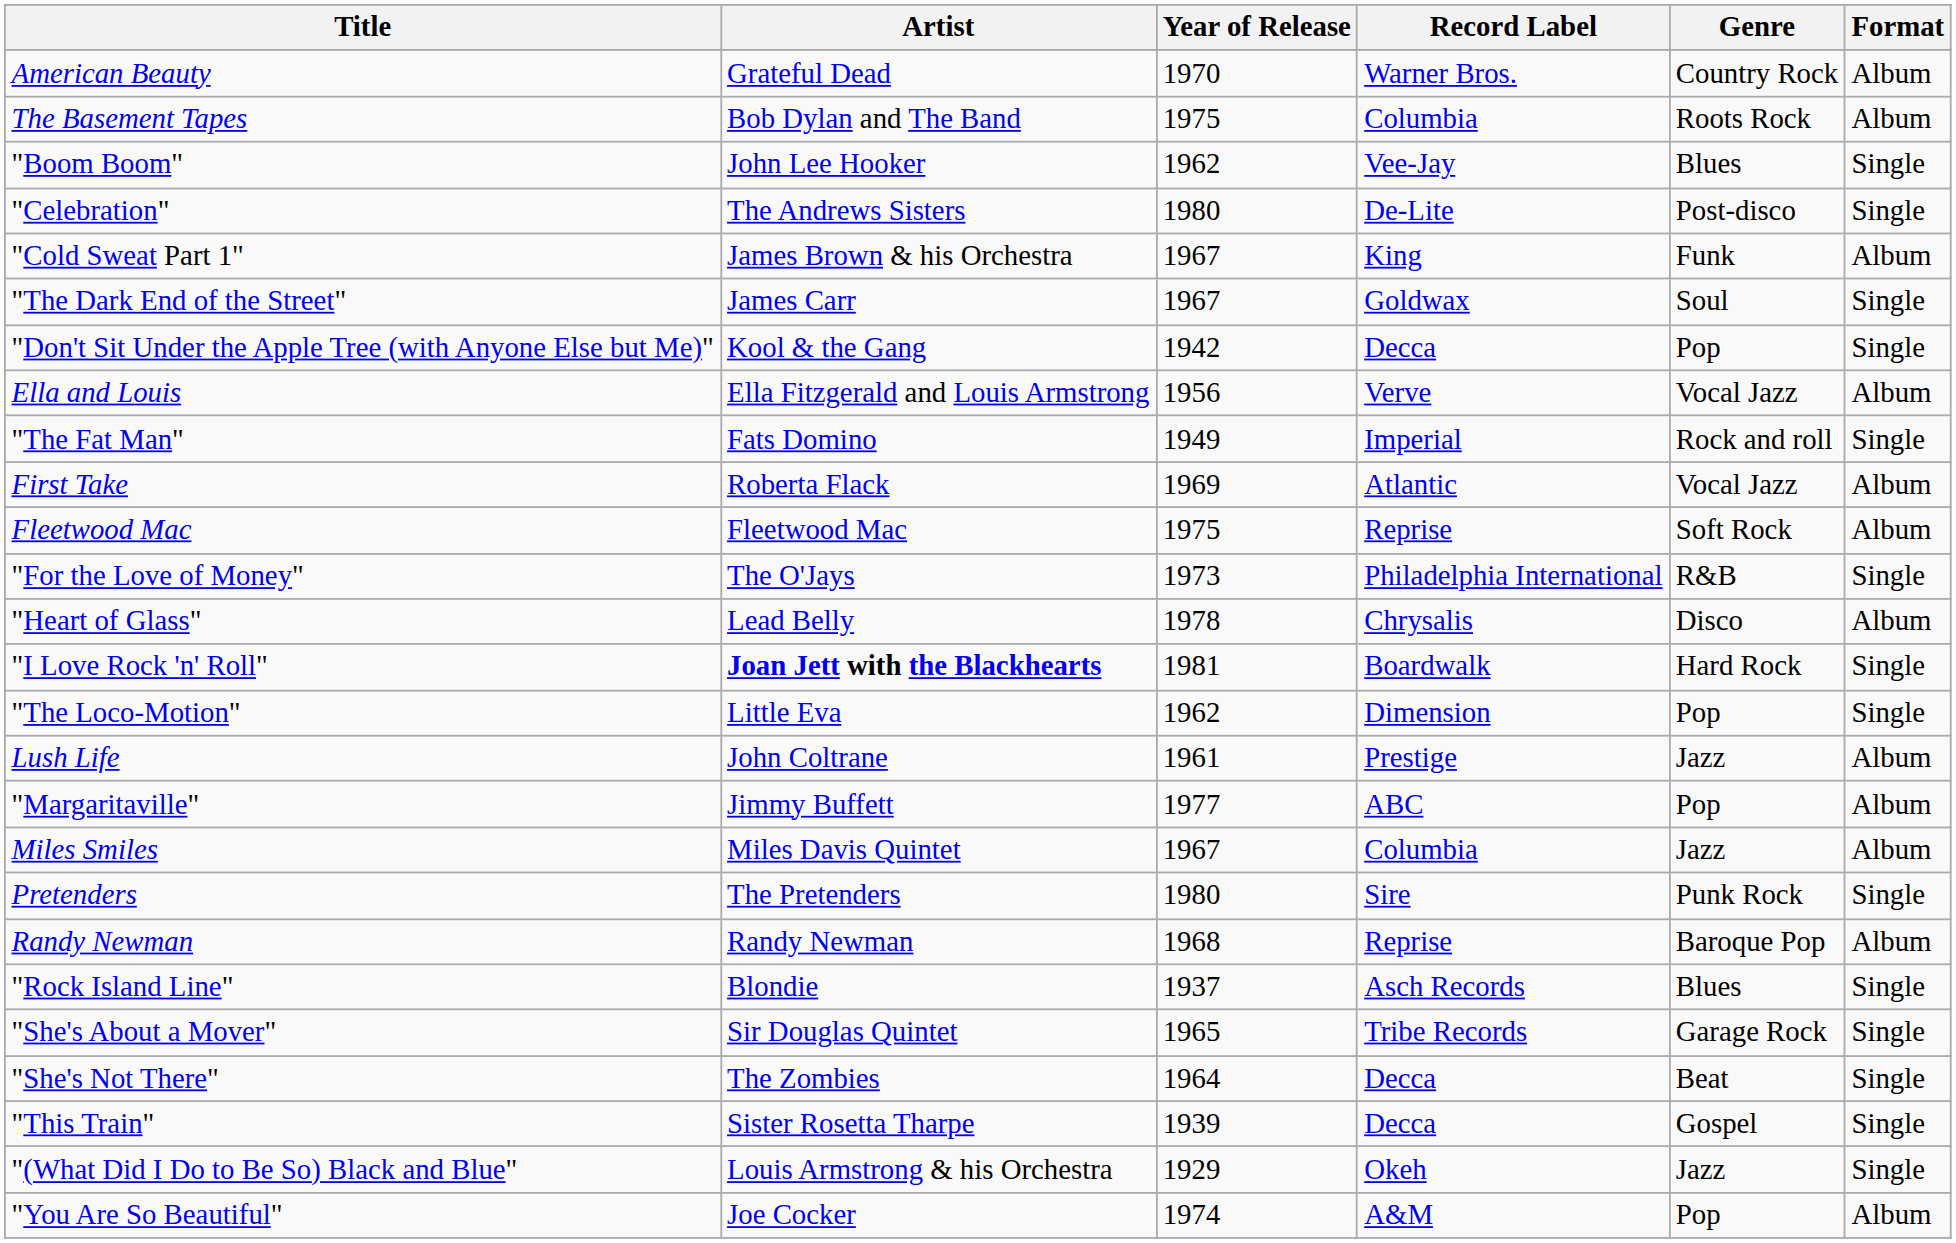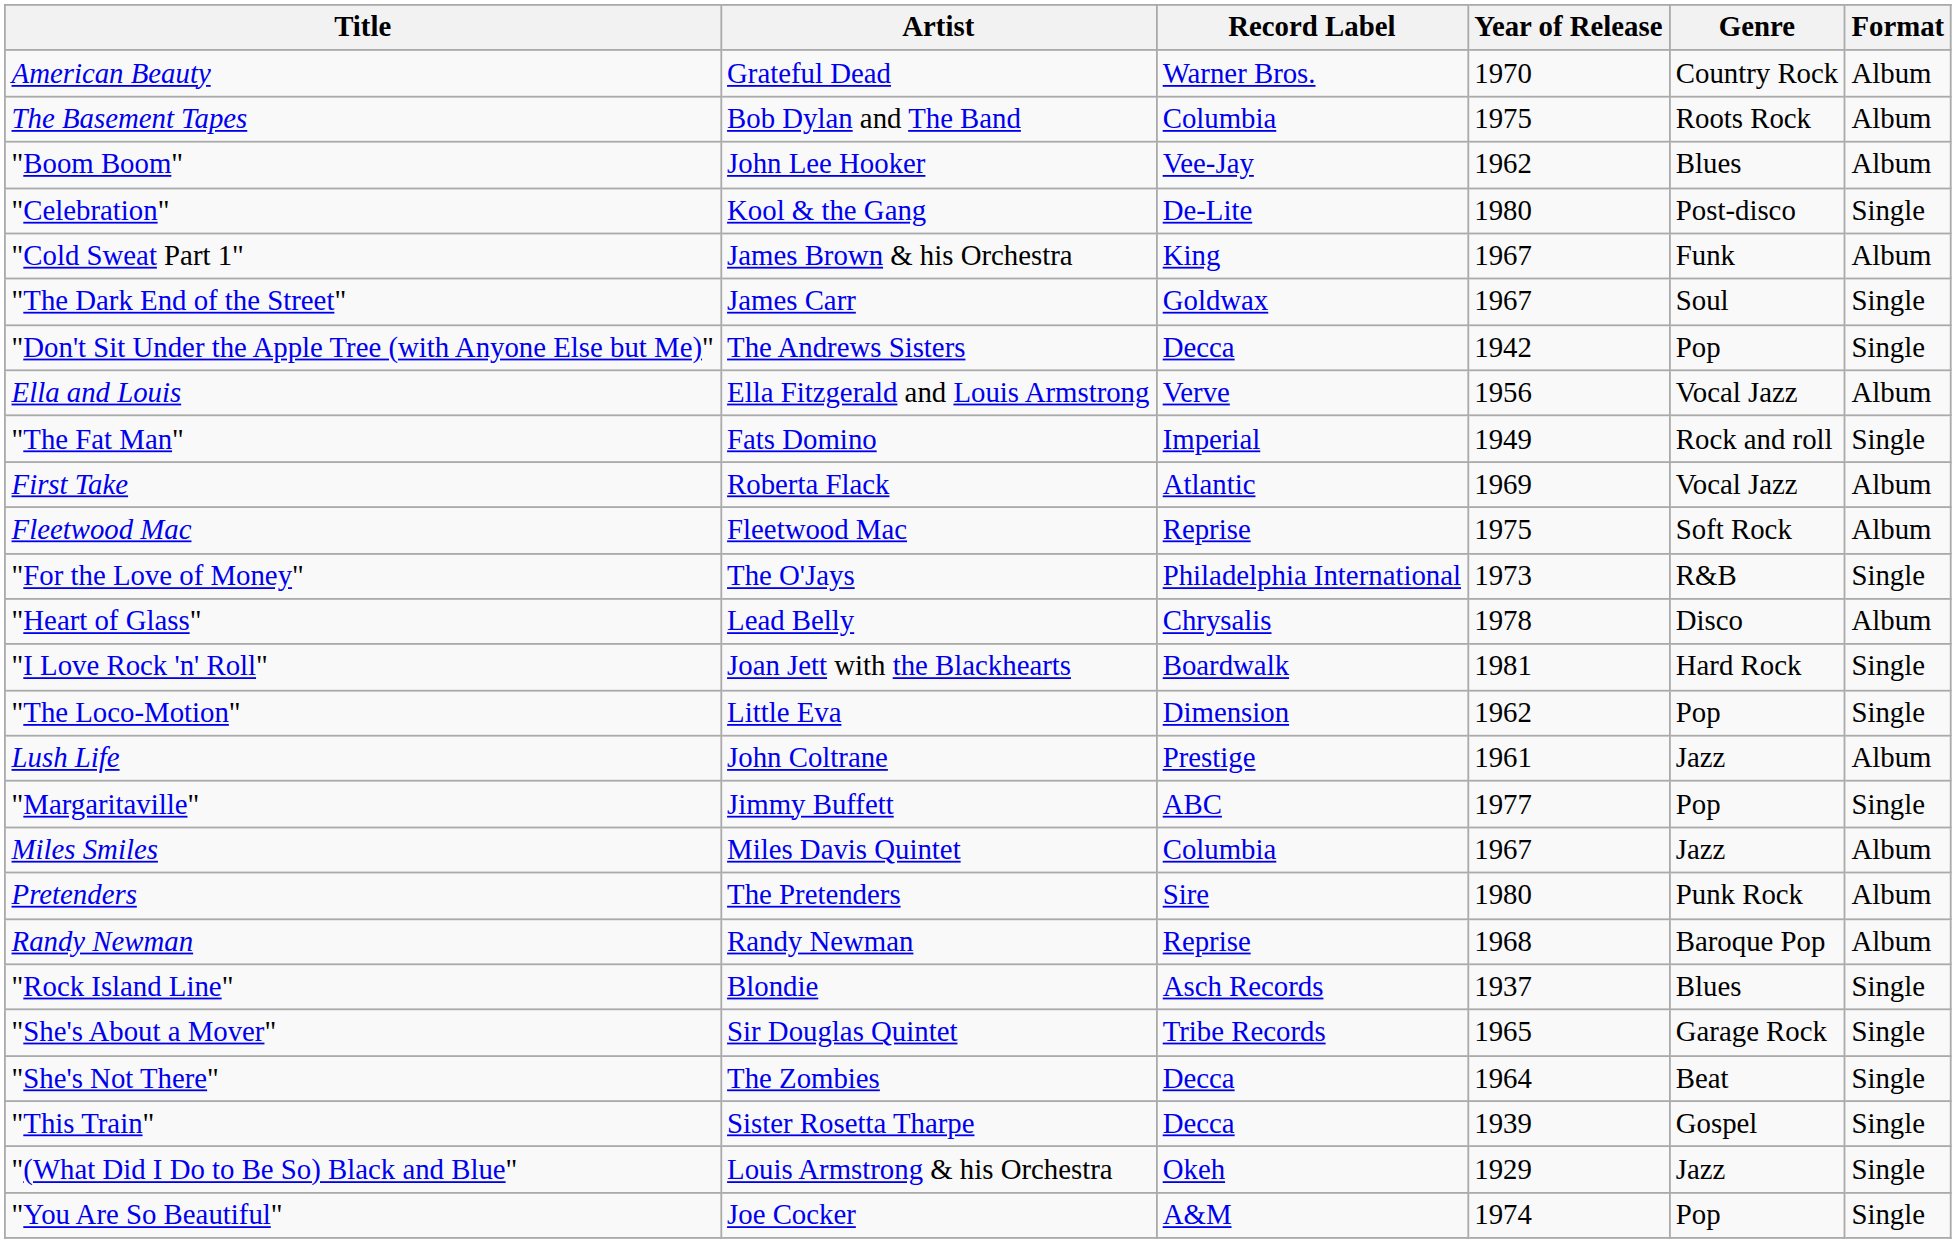columns swapped: (1513, 27) <-> (1257, 27)
(1888, 164) Single -> (1891, 164) Album
(846, 210) The Andrews Sisters -> (827, 210) Kool & the Gang
(827, 347) Kool & the Gang -> (846, 347) The Andrews Sisters
(914, 666) bold -> (899, 666) normal
(1891, 803) Album -> (1888, 803) Single
(1888, 895) Single -> (1891, 895) Album
(1891, 1214) Album -> (1888, 1214) Single
